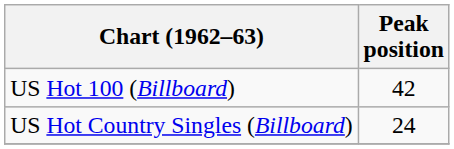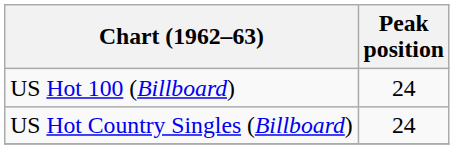(404, 87) 42 -> (404, 87) 24
